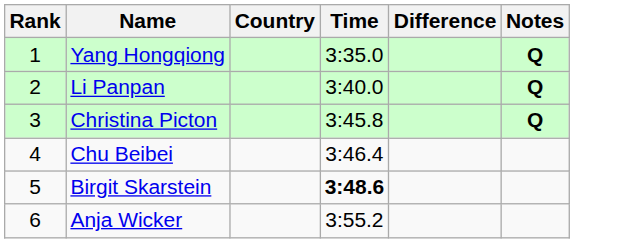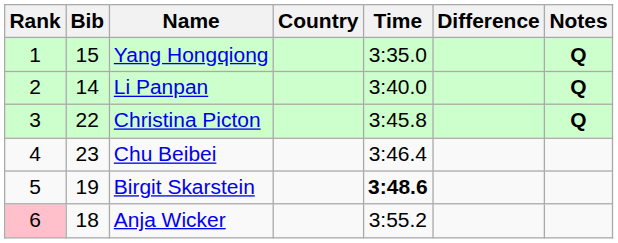+ column: (87, 21)
(35, 220) no background -> (35, 220) pink background
